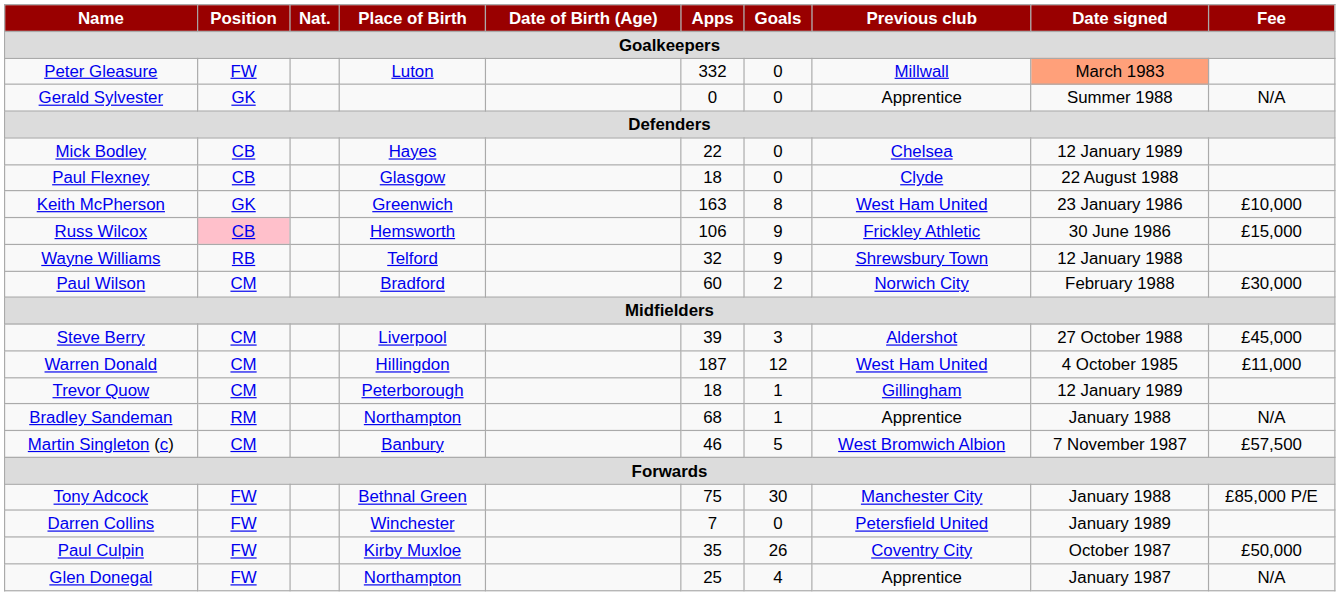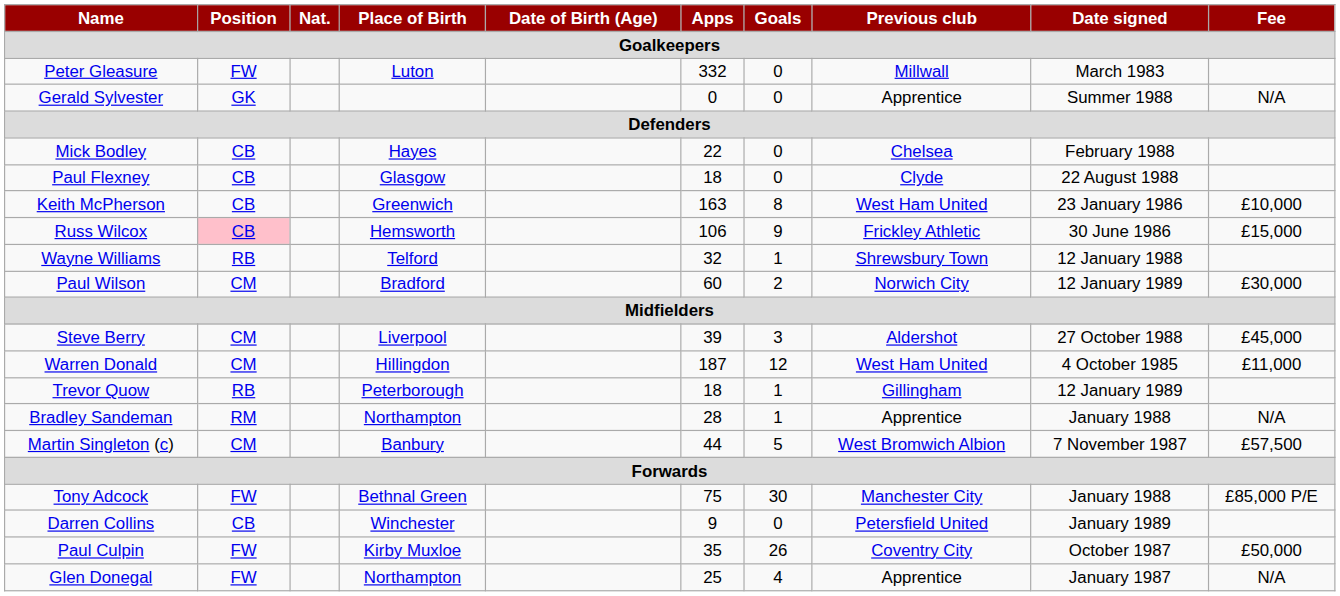(1120, 72) lightsalmon background -> (1120, 72) no background
(1120, 151) 12 January 1989 -> (1120, 151) February 1988
(244, 205) GK -> (244, 205) CB
(778, 258) 9 -> (778, 258) 1
(1120, 284) February 1988 -> (1120, 284) 12 January 1989
(244, 391) CM -> (244, 391) RB
(713, 418) 68 -> (713, 418) 28
(713, 444) 46 -> (713, 444) 44
(244, 524) FW -> (244, 524) CB
(713, 524) 7 -> (713, 524) 9
